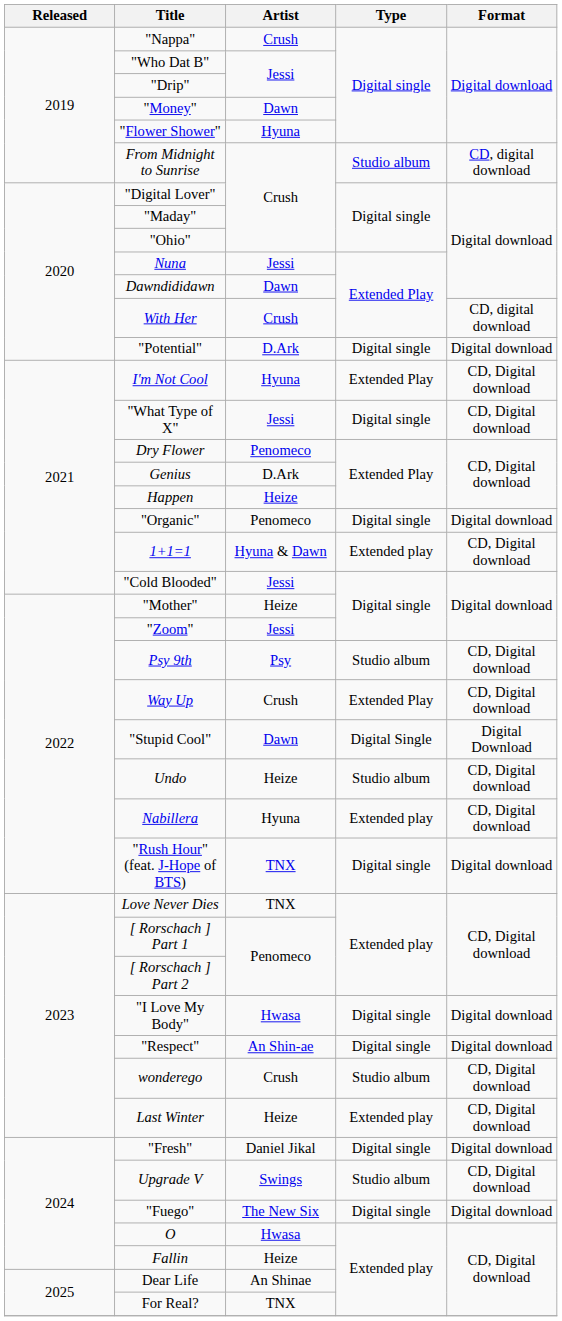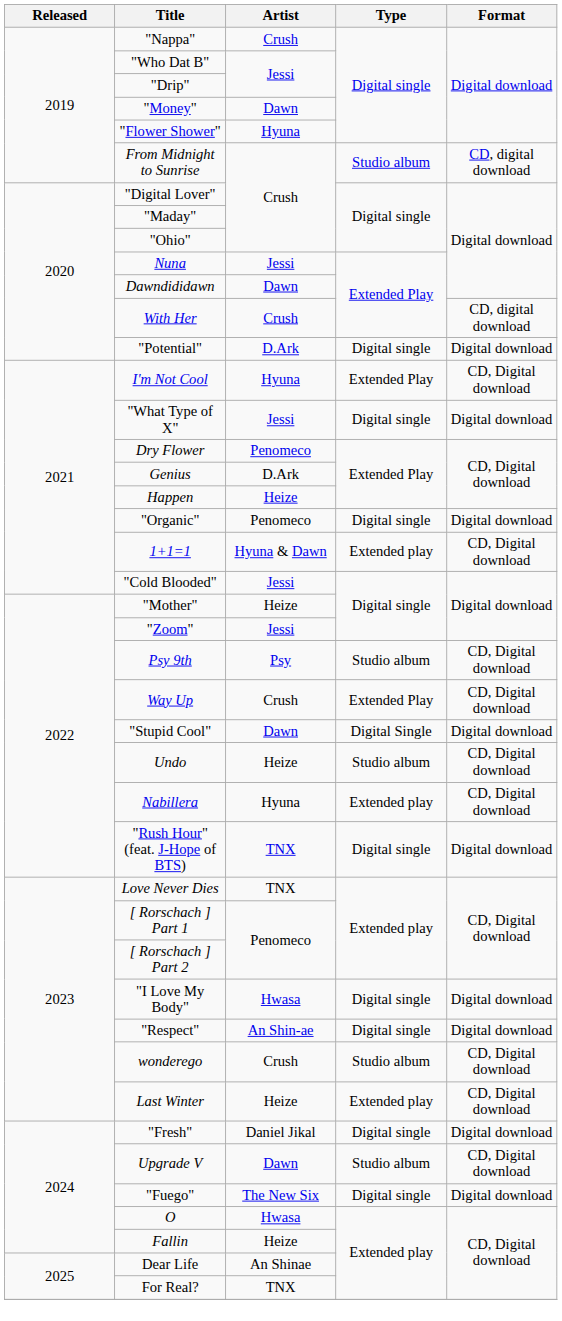(502, 419) CD, Digital download -> (502, 419) Digital download
(502, 739) Digital Download -> (502, 731) Digital download
(281, 1180) Swings -> (281, 1163) Dawn
